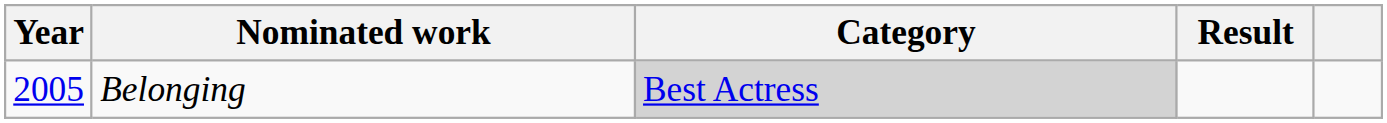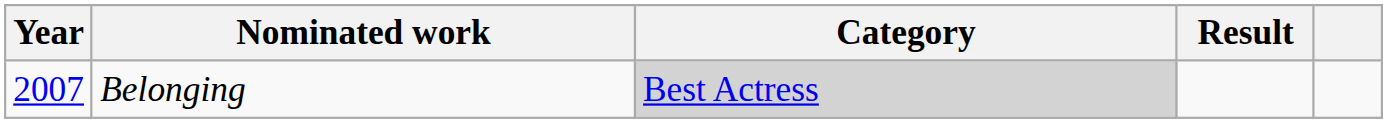(49, 88) 2005 -> (49, 88) 2007
